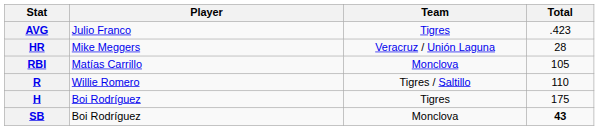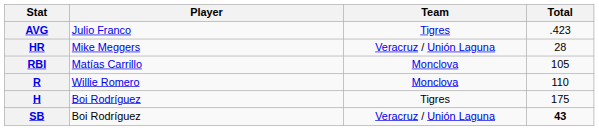(435, 82) Tigres / Saltillo -> (435, 82) Monclova
(435, 116) Monclova -> (435, 116) Veracruz / Unión Laguna
